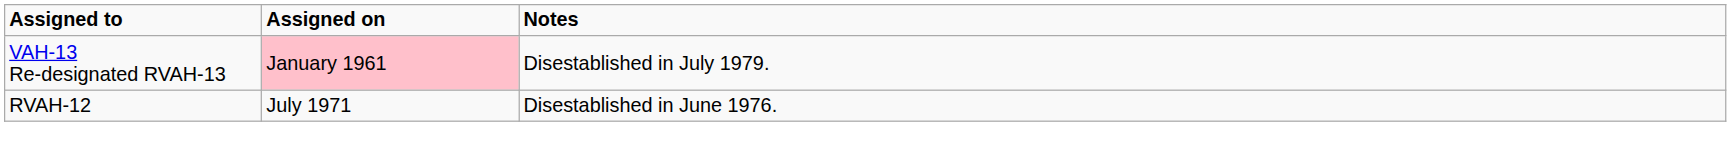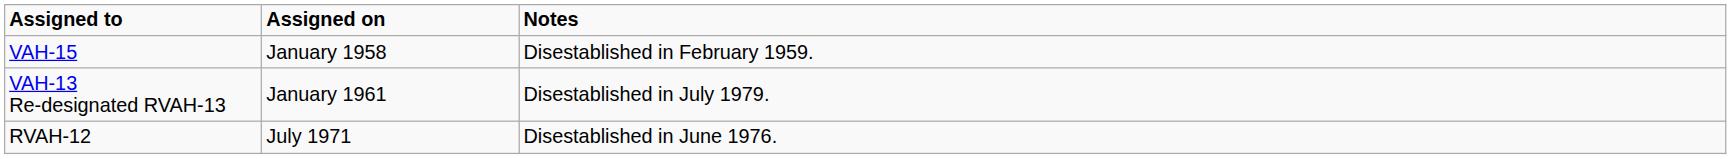+ row: (43, 51)
(326, 62) pink background -> (326, 94) no background
